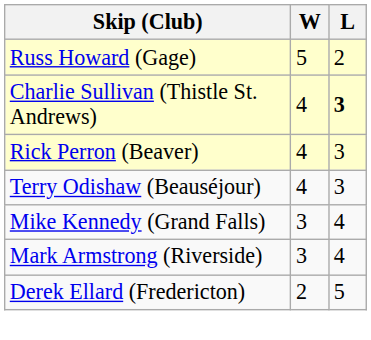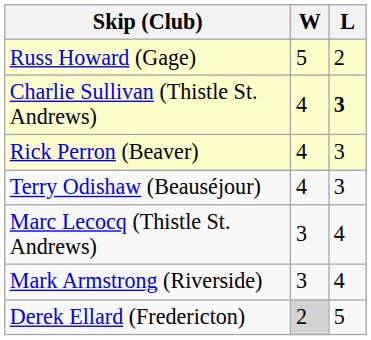- row: (138, 221)
+ row: (120, 234)
(301, 291) no background -> (301, 316) lightgrey background
